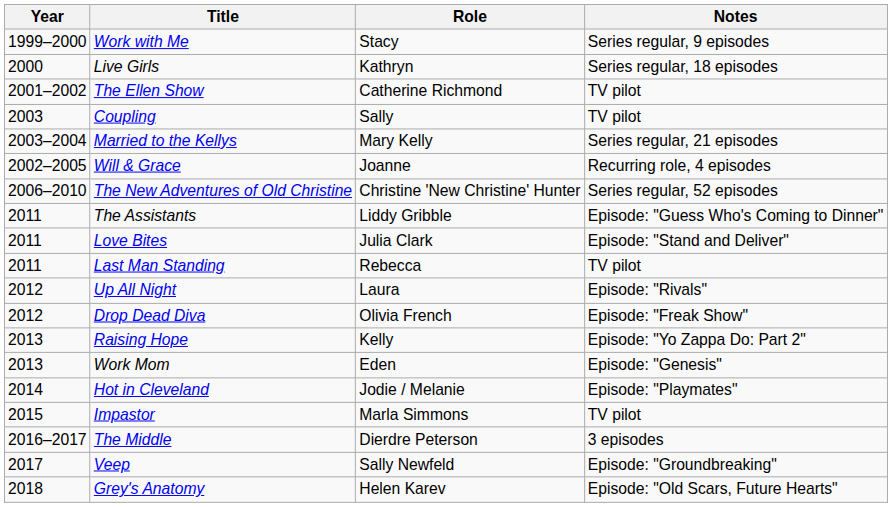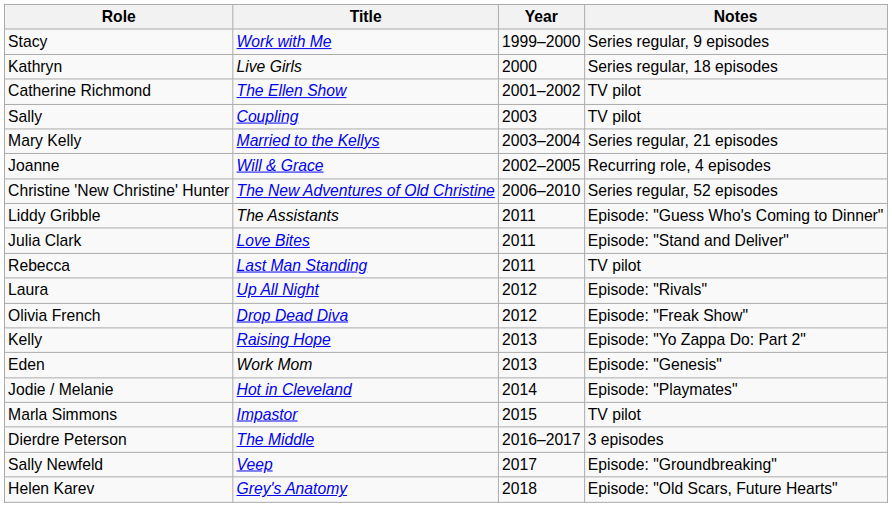columns swapped: (47, 16) <-> (470, 16)
